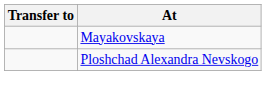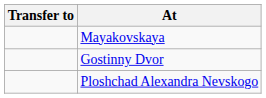+ row: (122, 59)
